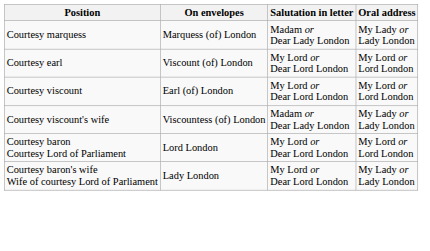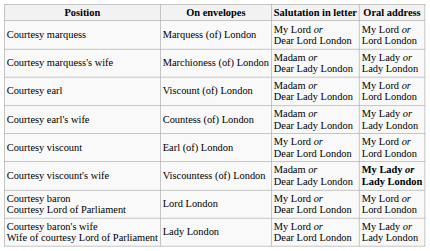(310, 35) Madam or Dear Lady London -> (313, 35) My Lord or Dear Lord London
(386, 35) My Lady or Lady London -> (389, 35) My Lord or Lord London
+ row: (60, 63)
(309, 63) My Lord or Dear Lord London -> (313, 91) Madam or Dear Lady London
+ row: (48, 119)
(386, 119) normal -> (392, 176) bold
